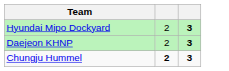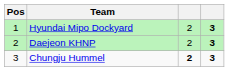+ column: (16, 12)
